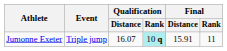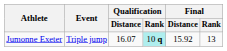(183, 39) 15.91 -> (183, 39) 15.92
(211, 39) 11 -> (211, 39) 13
